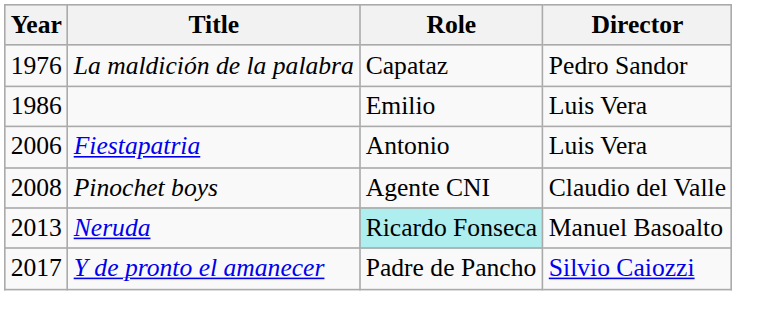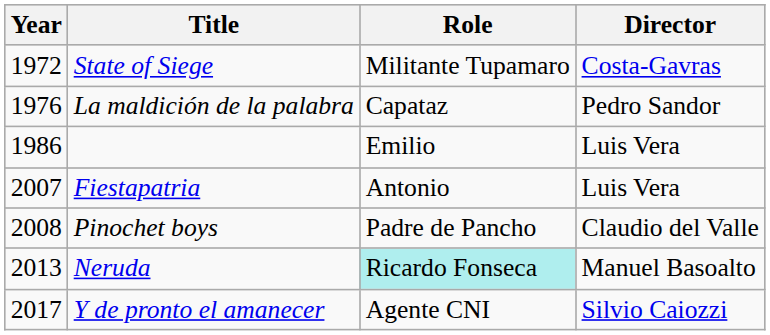+ row: (143, 65)
(36, 146) 2006 -> (36, 187) 2007
(428, 187) Agente CNI -> (451, 227) Padre de Pancho
(451, 268) Padre de Pancho -> (428, 308) Agente CNI
